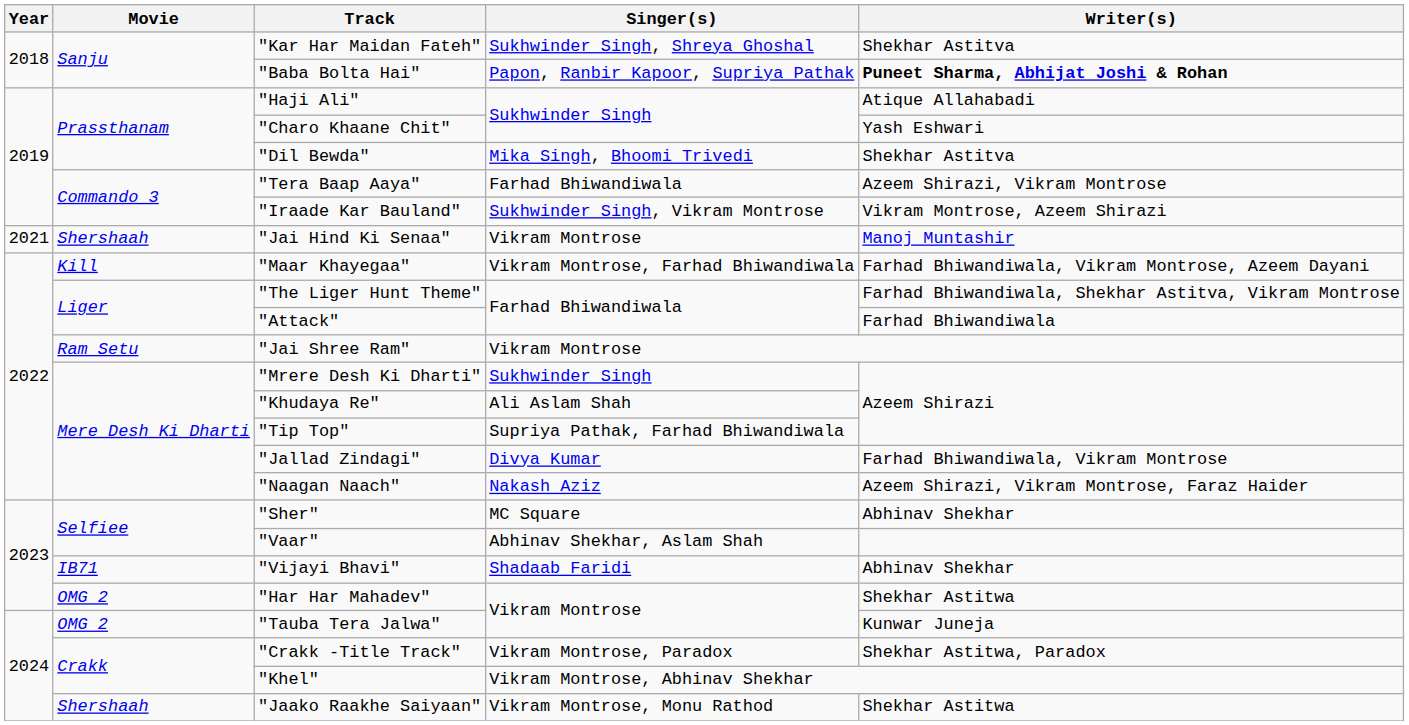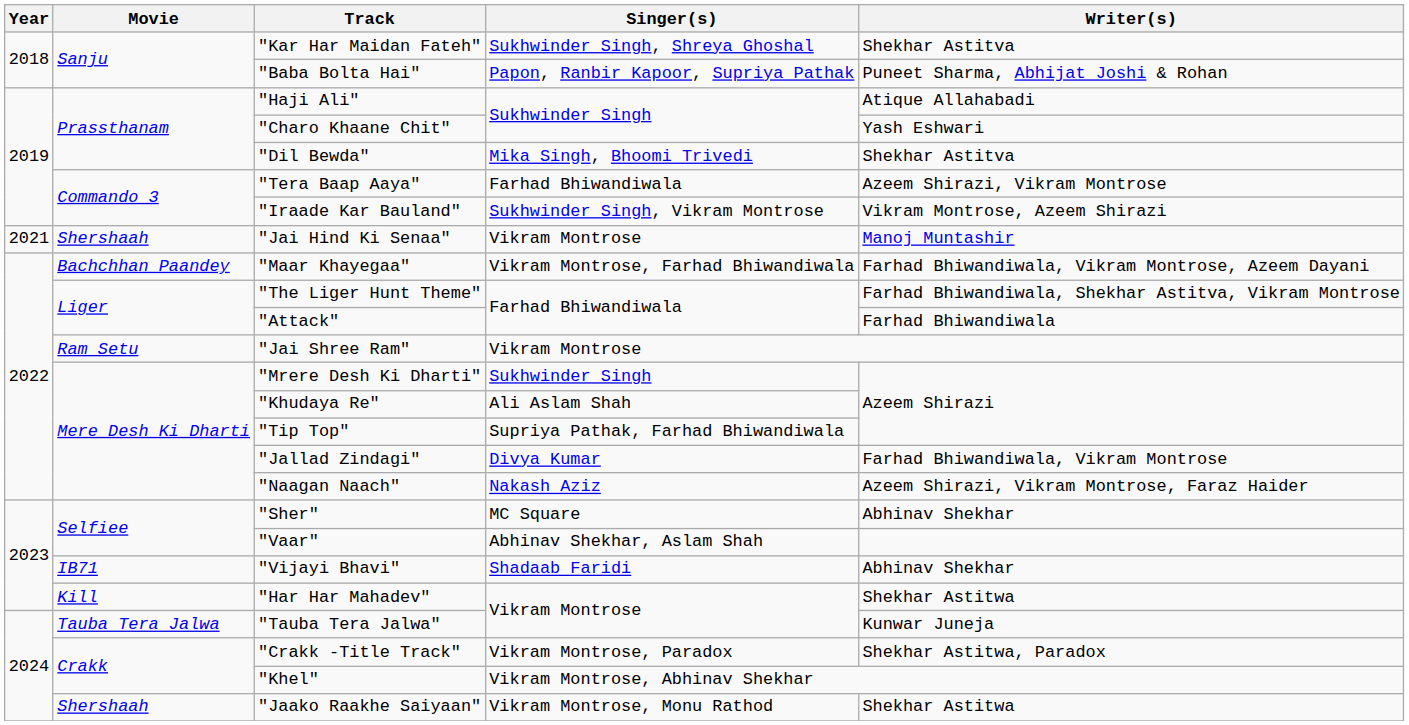(1045, 74) bold -> (1045, 74) normal
(78, 266) Kill -> (144, 266) Bachchhan Paandey
(83, 597) OMG 2 -> (78, 597) Kill
(83, 624) OMG 2 -> (138, 624) Tauba Tera Jalwa
